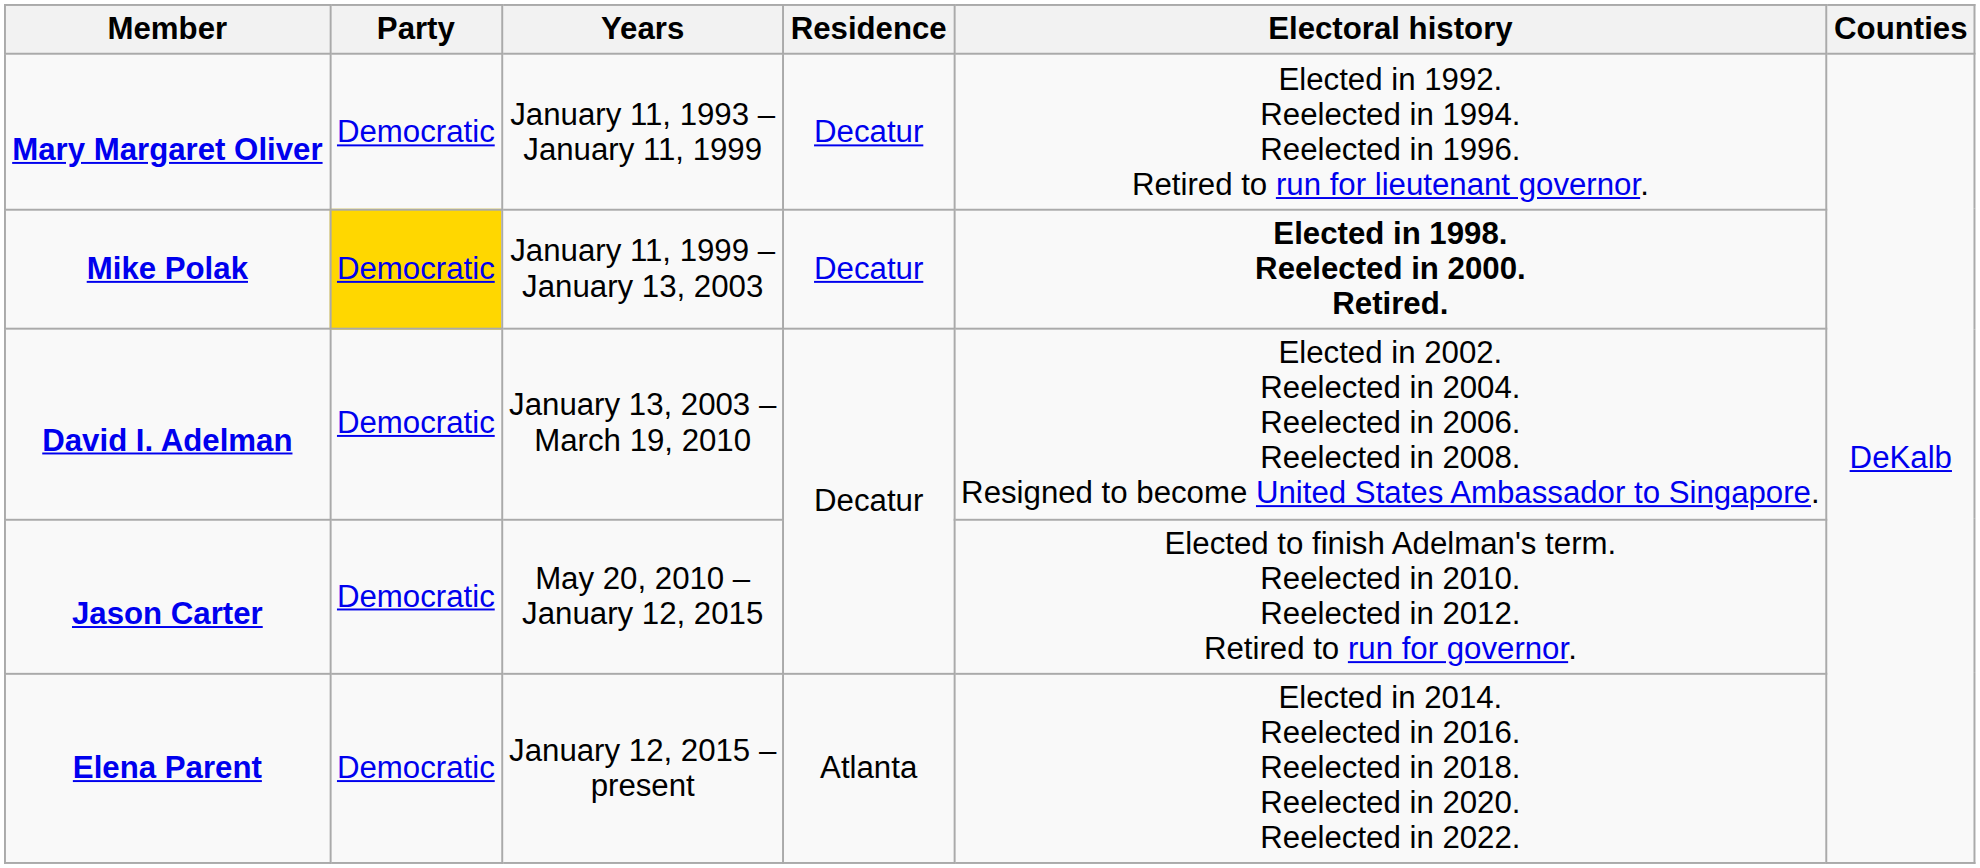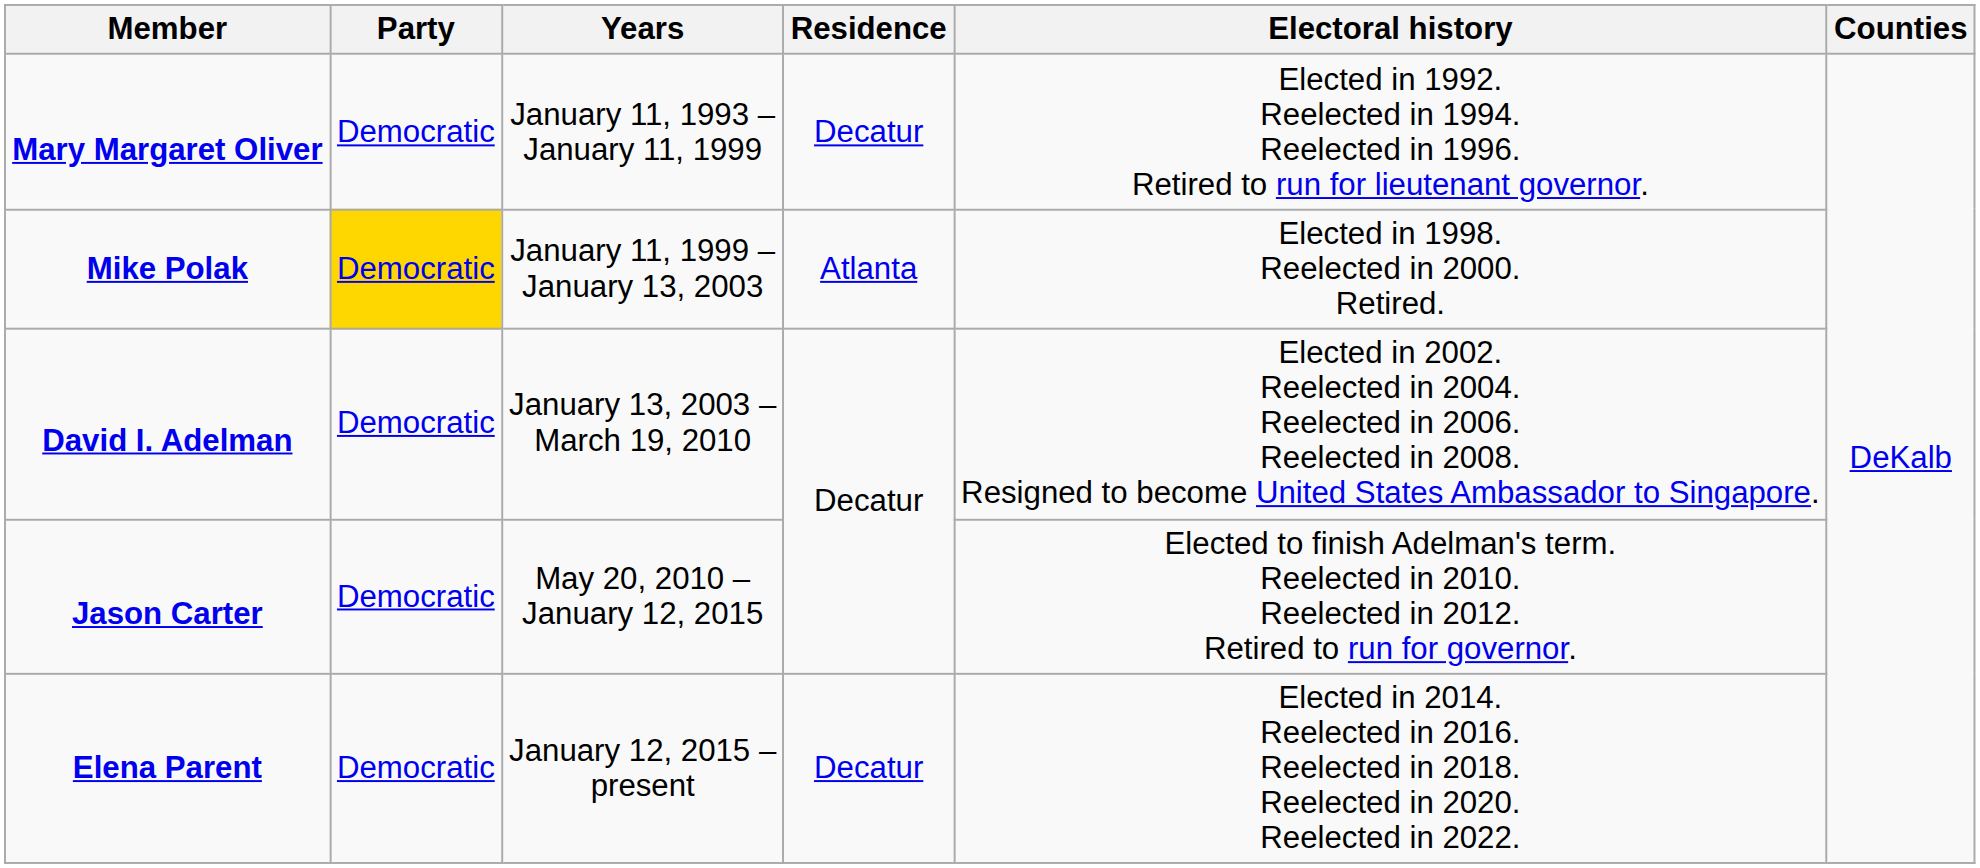(869, 268) Decatur -> (869, 268) Atlanta
(1390, 268) bold -> (1390, 268) normal
(869, 768) Atlanta -> (869, 768) Decatur
